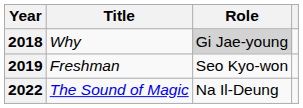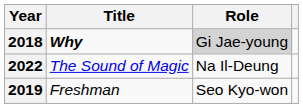(65, 41) normal -> (66, 41) bold
rows swapped: (25, 66) <-> (25, 90)
